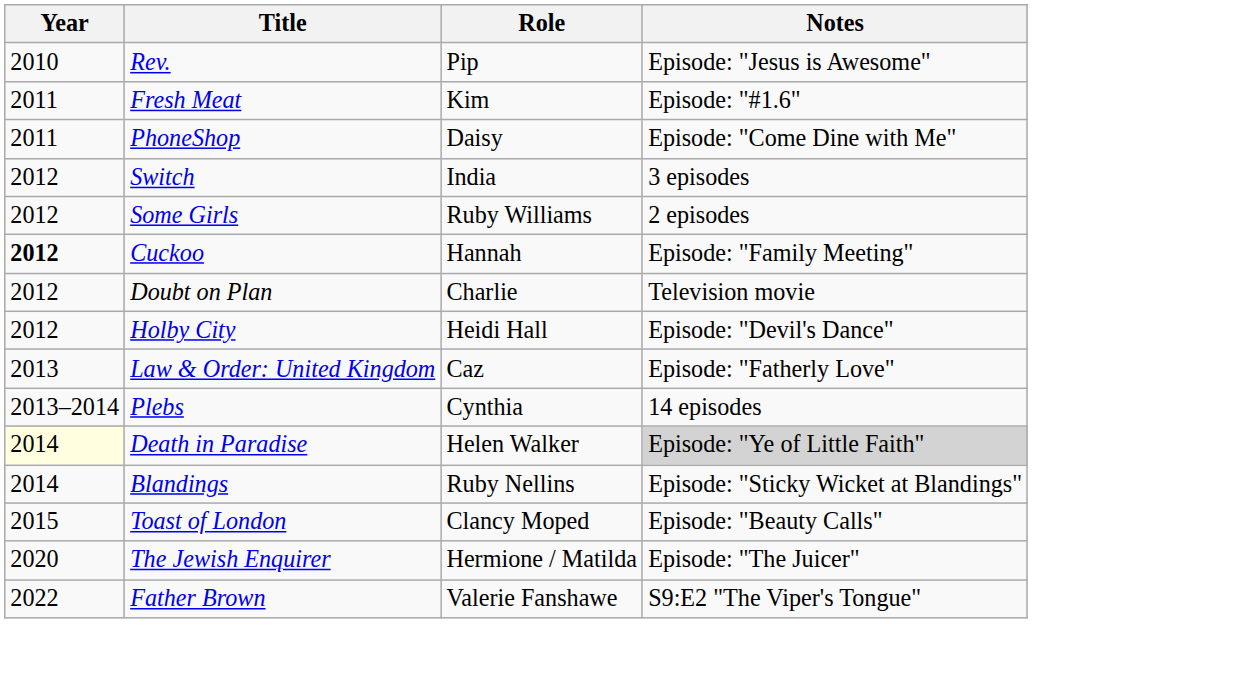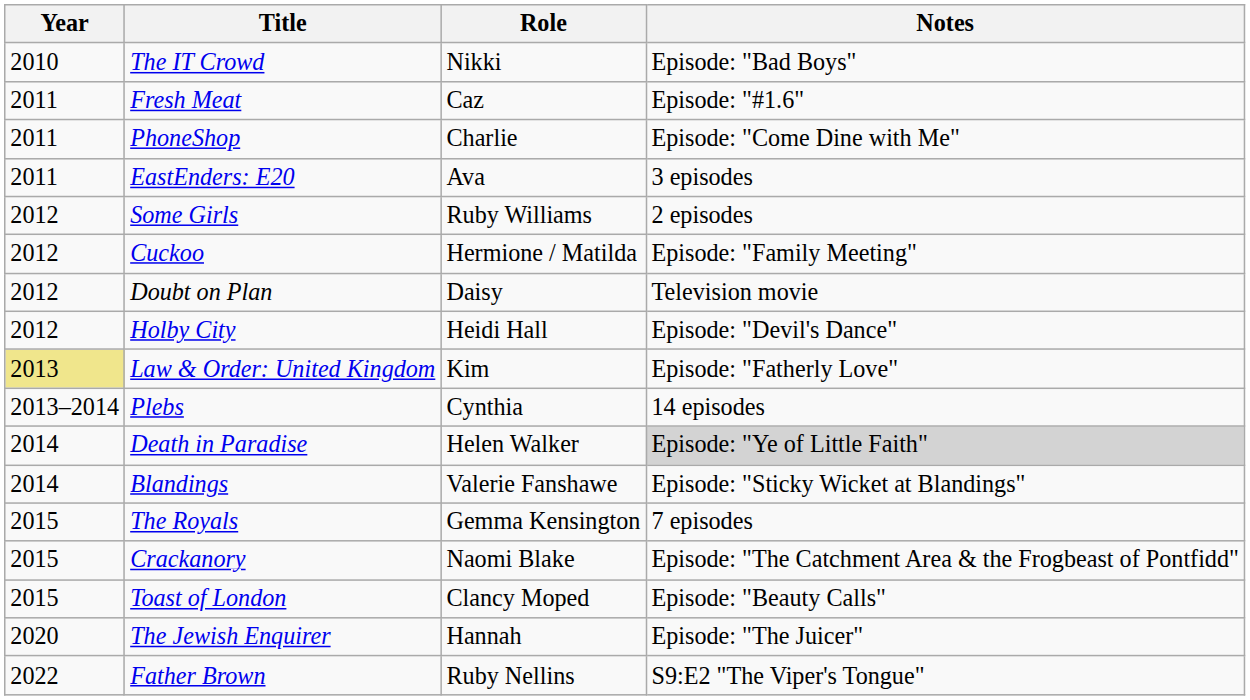- row: (150, 61)
+ row: (197, 61)
(468, 100) Kim -> (465, 100) Caz
(475, 138) Daisy -> (482, 138) Charlie
+ row: (212, 176)
- row: (162, 176)
(34, 253) bold -> (34, 253) normal
(484, 253) Hannah -> (542, 253) Hermione / Matilda
(482, 291) Charlie -> (475, 291) Daisy
(34, 368) no background -> (34, 368) khaki background
(465, 368) Caz -> (468, 368) Kim
(34, 445) lightyellow background -> (34, 445) no background
(511, 483) Ruby Nellins -> (532, 483) Valerie Fanshawe
+ row: (184, 521)
+ row: (188, 560)
(542, 560) Hermione / Matilda -> (484, 636) Hannah
(532, 598) Valerie Fanshawe -> (511, 675) Ruby Nellins
